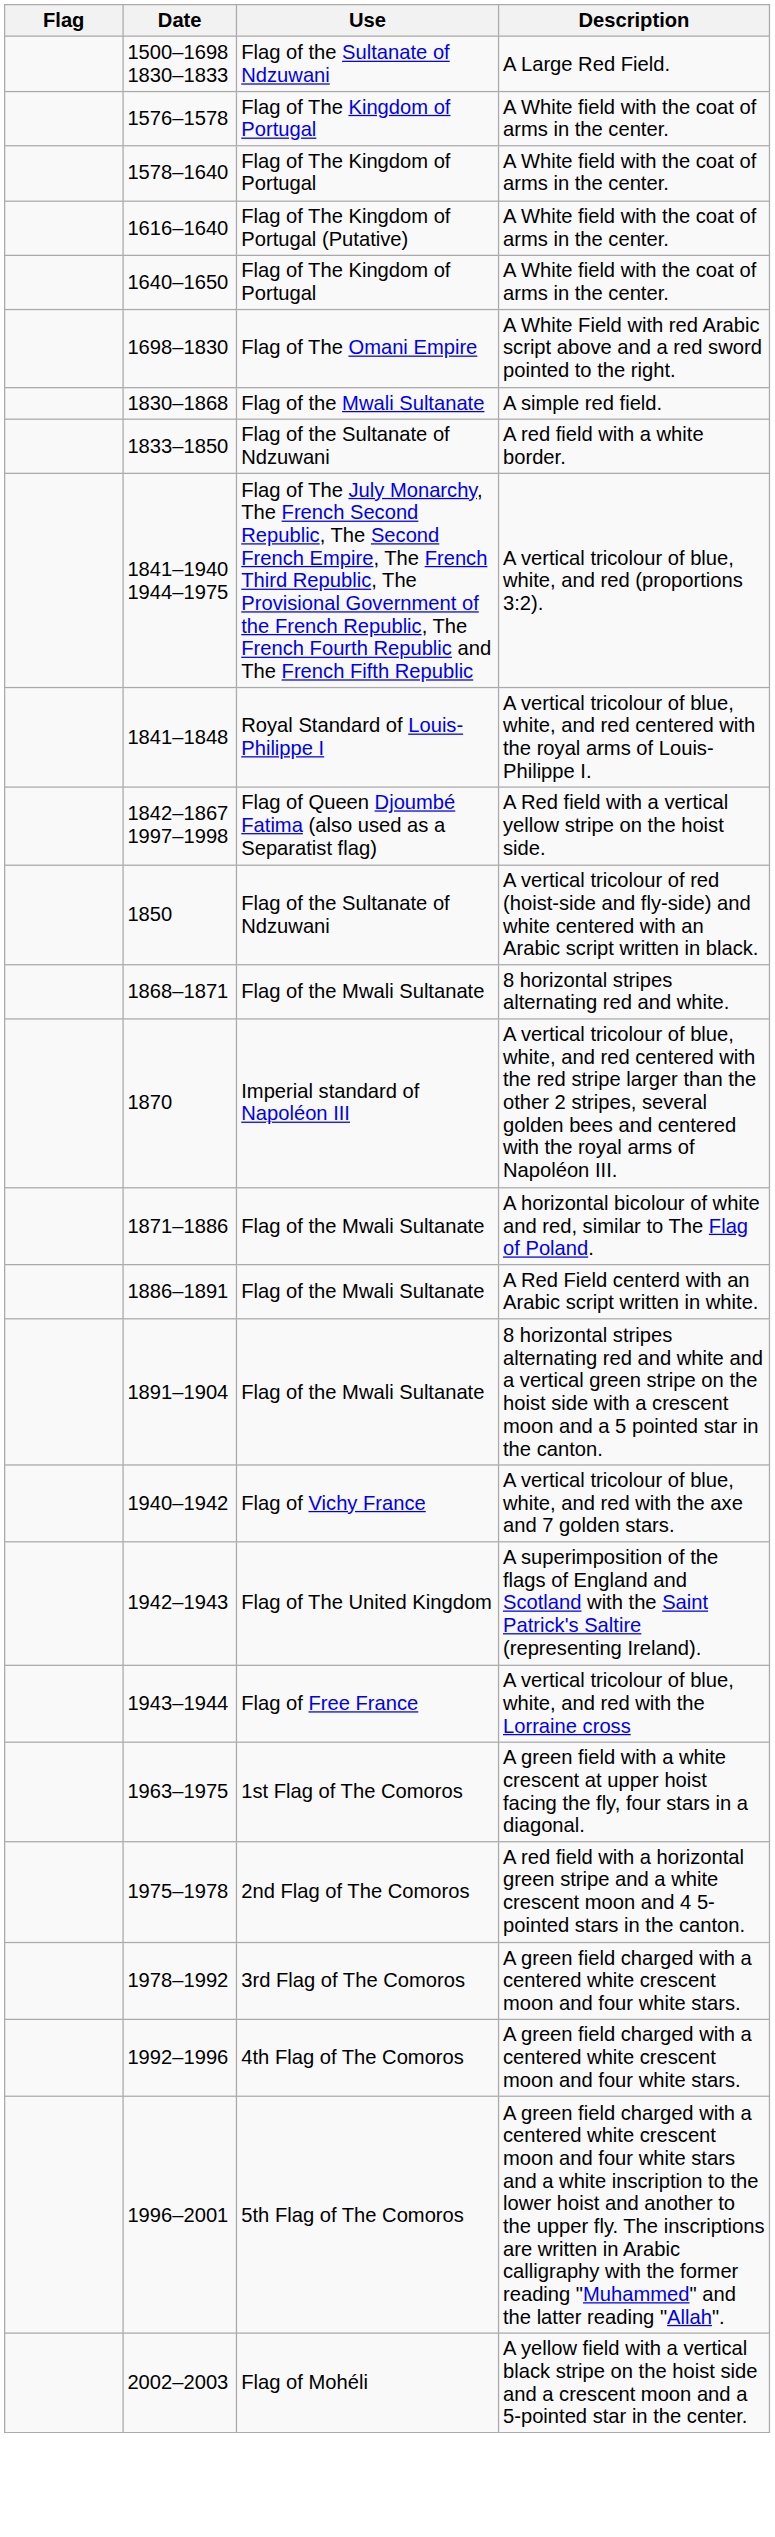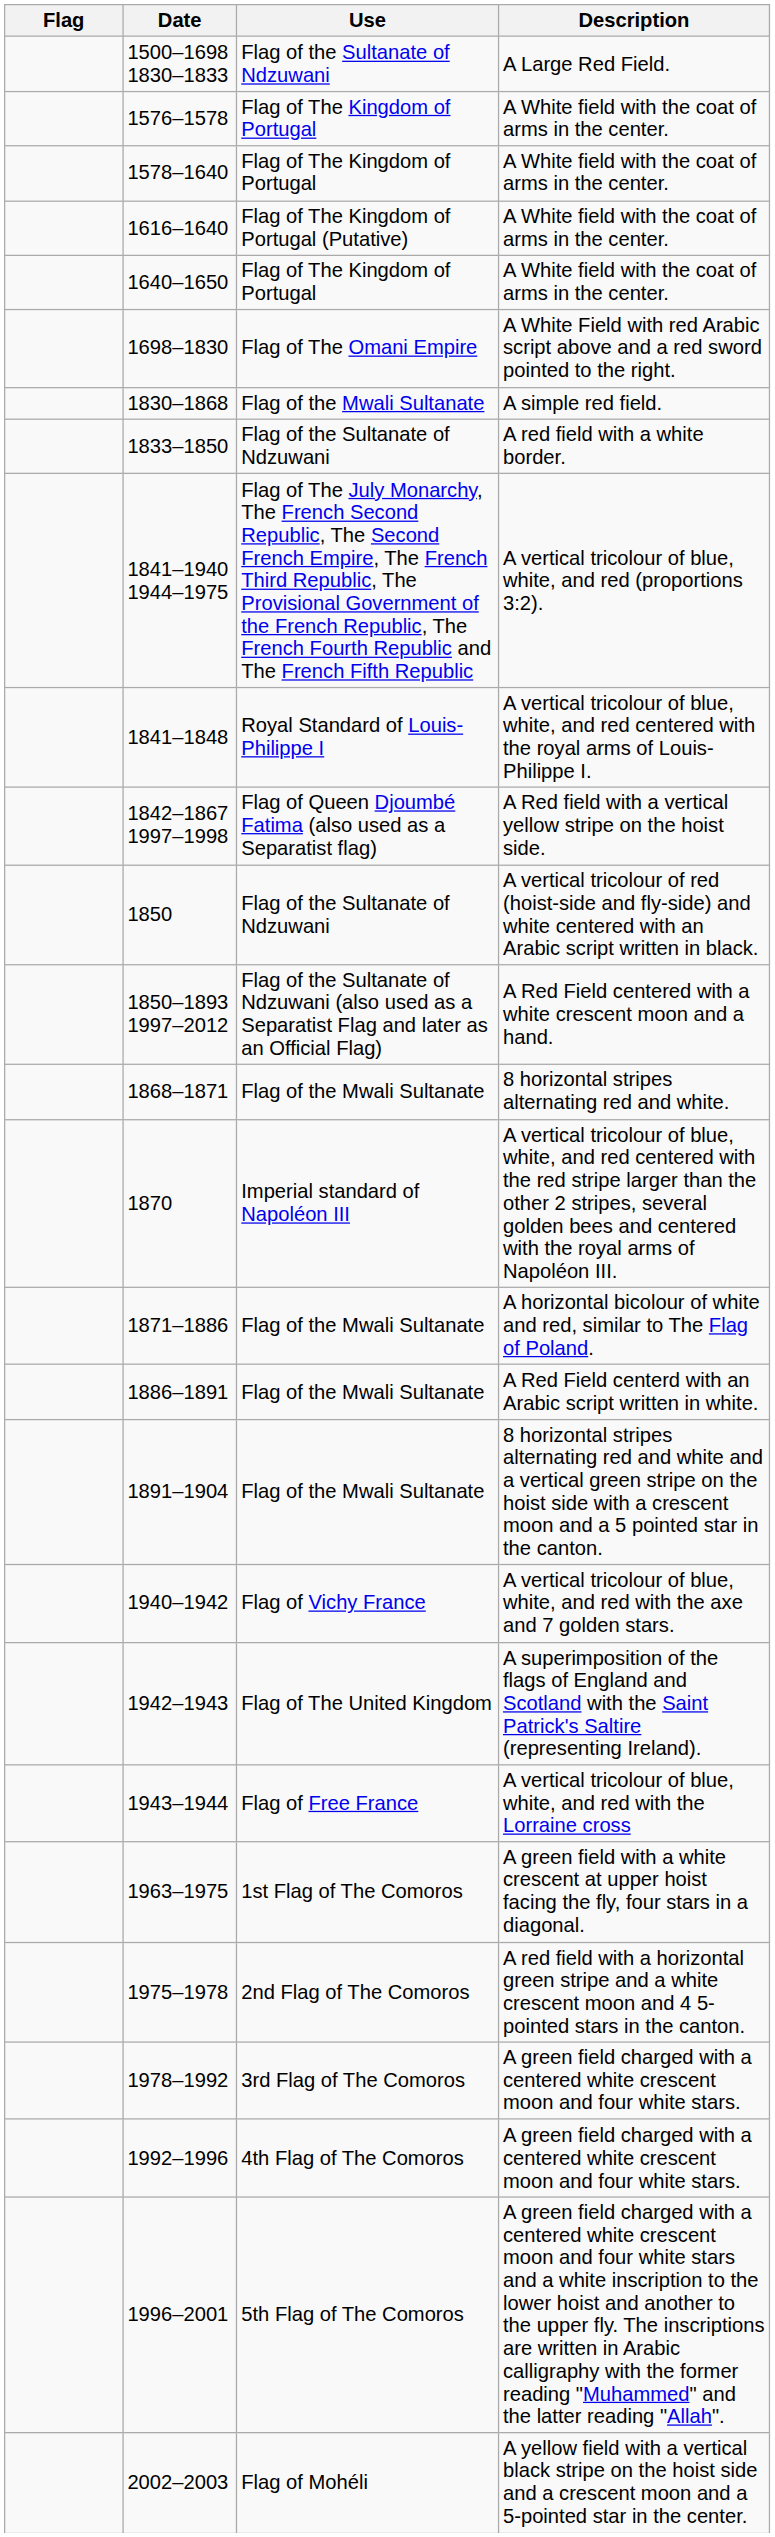+ row: (178, 1014)
